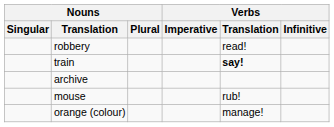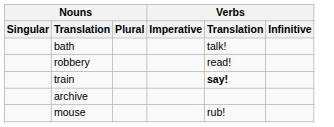+ row: (64, 46)
- row: (90, 113)
